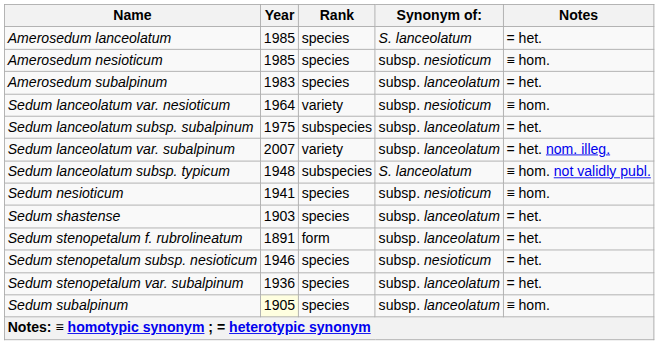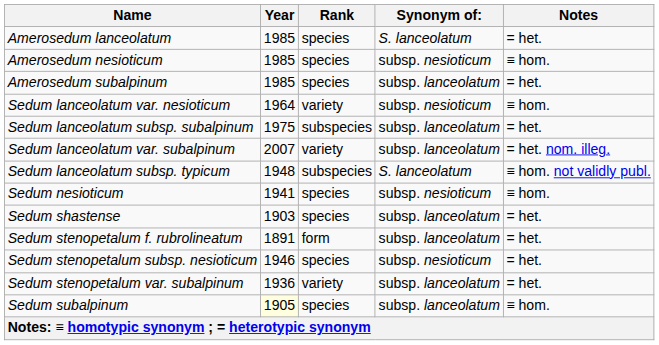(280, 82) 1983 -> (280, 82) 1985
(326, 283) species -> (322, 283) variety
